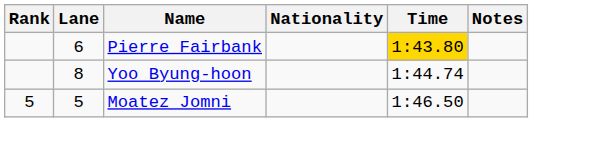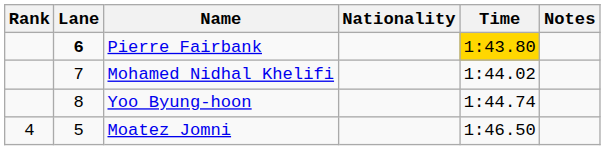(79, 47) normal -> (79, 47) bold
+ row: (221, 75)
(29, 103) 5 -> (29, 131) 4
